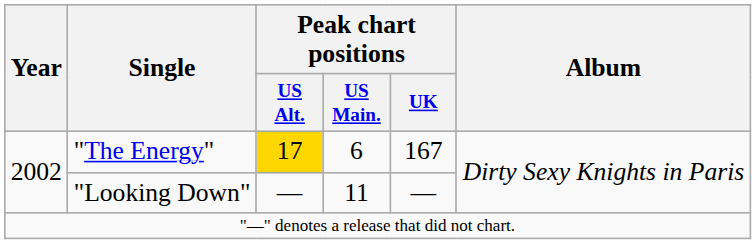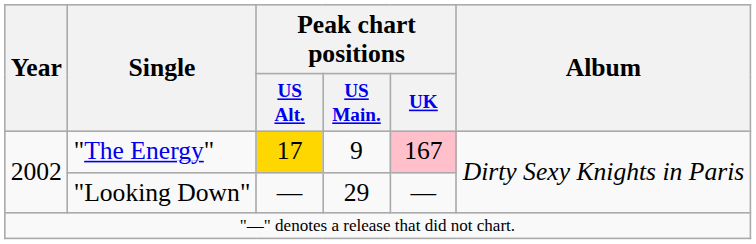(356, 151) 6 -> (356, 151) 9
(423, 151) no background -> (423, 151) pink background
(357, 192) 11 -> (357, 192) 29
